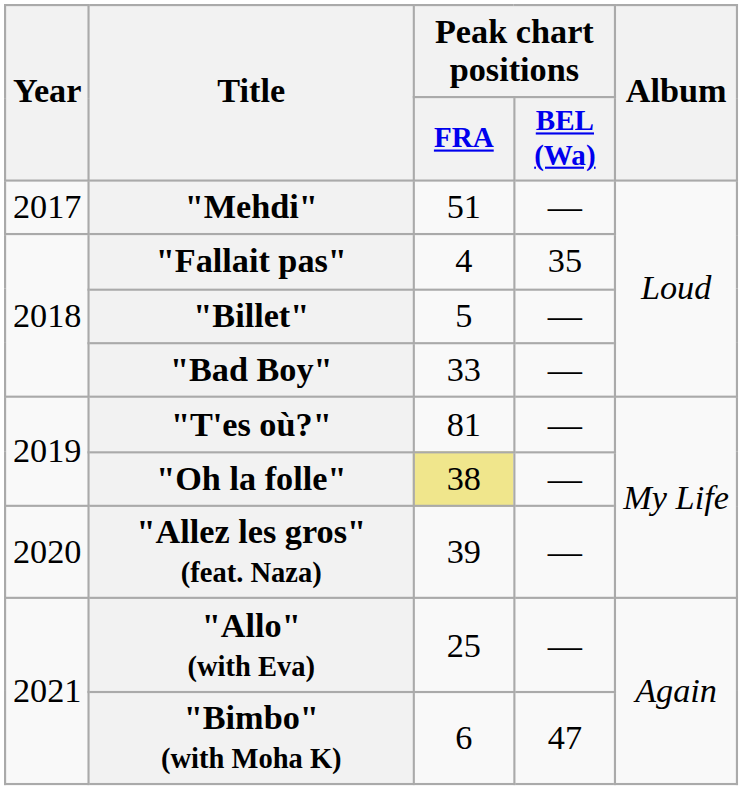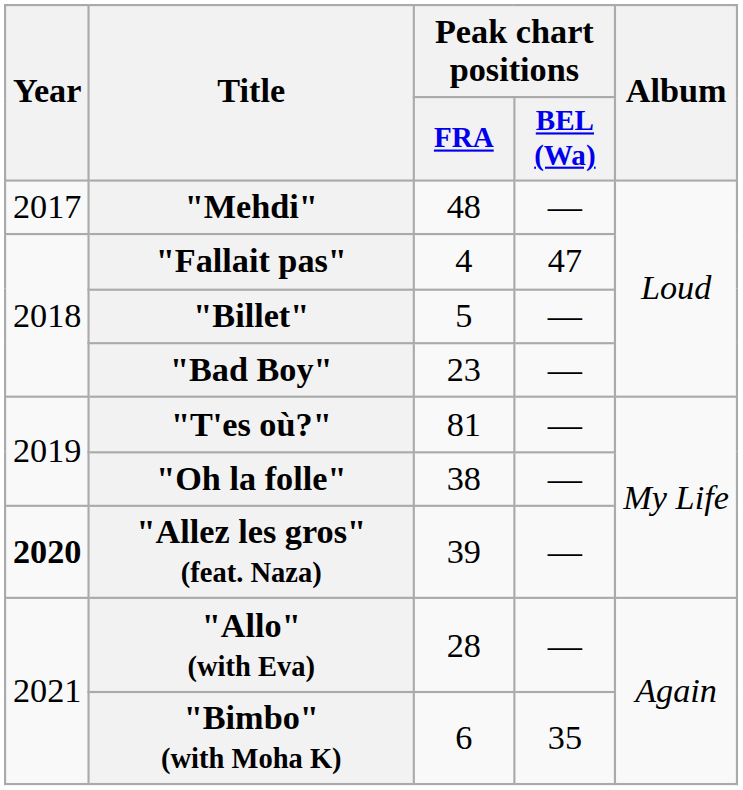(464, 206) 51 -> (464, 206) 48
(565, 261) 35 -> (565, 261) 47
(464, 369) 33 -> (464, 369) 23
(464, 478) khaki background -> (464, 478) no background
(47, 551) normal -> (47, 551) bold
(464, 644) 25 -> (464, 644) 28
(565, 737) 47 -> (565, 737) 35
